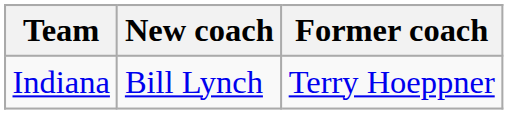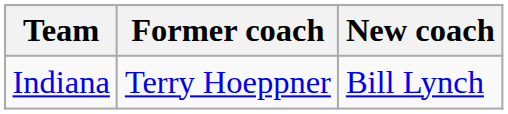columns swapped: (392, 30) <-> (199, 30)
